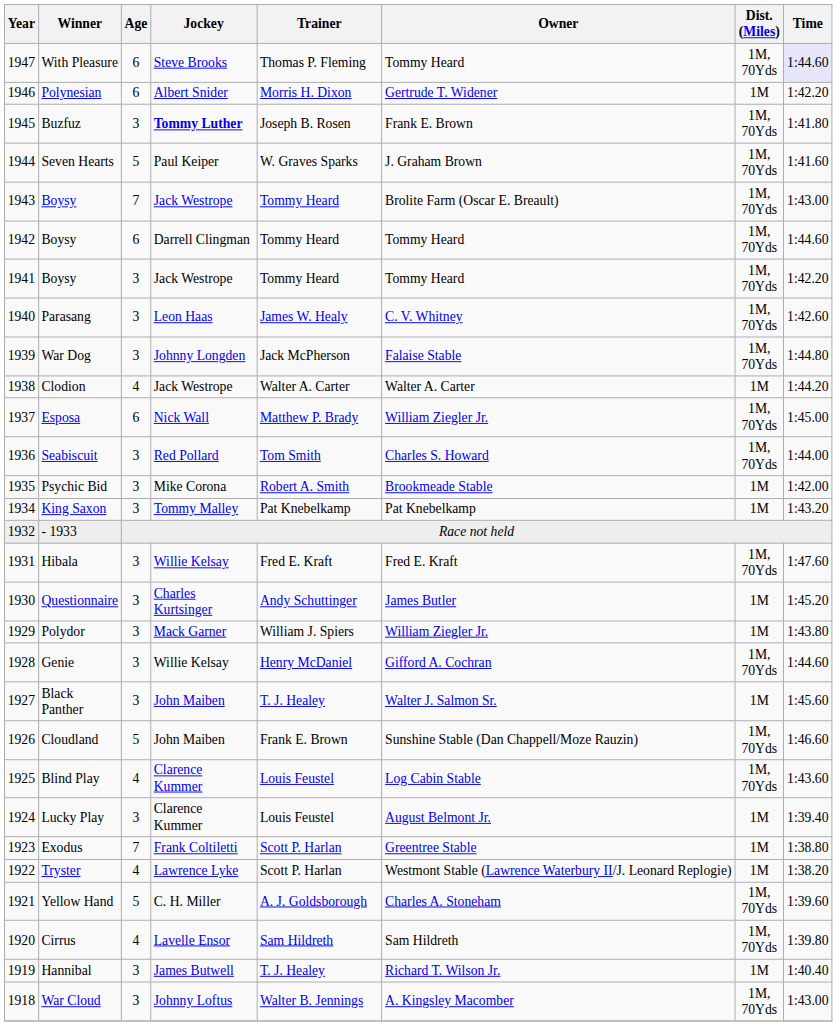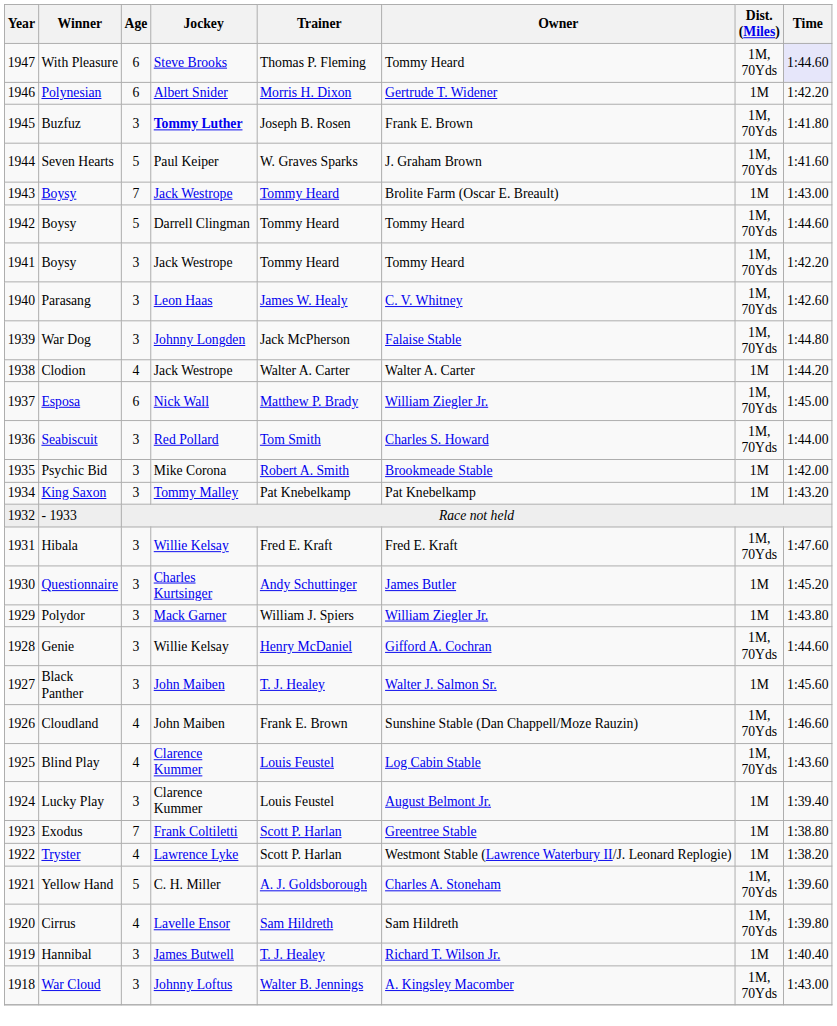(759, 201) 1M, 70Yds -> (759, 193) 1M
(136, 240) 6 -> (136, 224) 5
(136, 740) 5 -> (136, 724) 4
